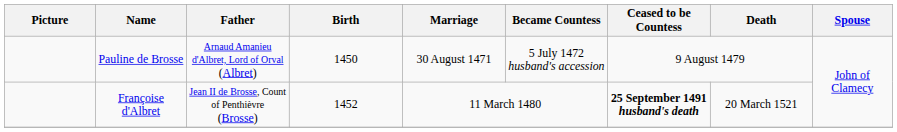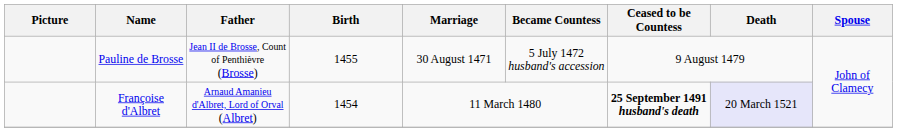(238, 60) Arnaud Amanieu d'Albret, Lord of Orval (Albret) -> (238, 60) Jean II de Brosse, Count of Penthièvre (Brosse)
(346, 59) 1450 -> (346, 59) 1455
(238, 105) Jean II de Brosse, Count of Penthièvre (Brosse) -> (238, 105) Arnaud Amanieu d'Albret, Lord of Orval (Albret)
(346, 104) 1452 -> (346, 104) 1454
(761, 104) no background -> (761, 104) lavender background
